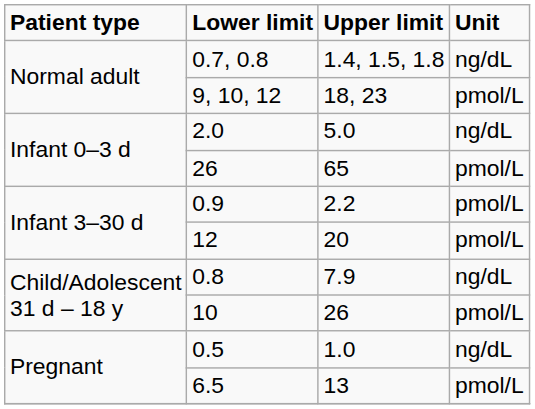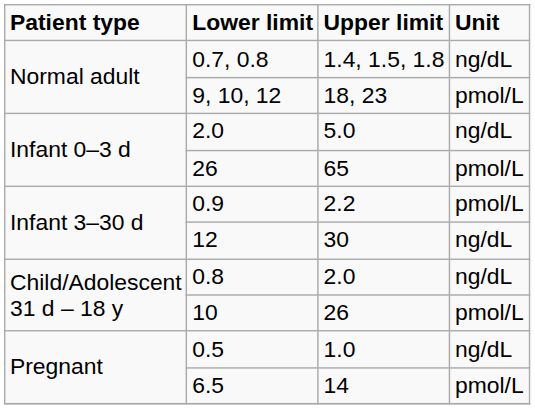(336, 240) 20 -> (336, 240) 30
(489, 240) pmol/L -> (484, 240) ng/dL
(339, 276) 7.9 -> (339, 276) 2.0
(336, 385) 13 -> (336, 385) 14
